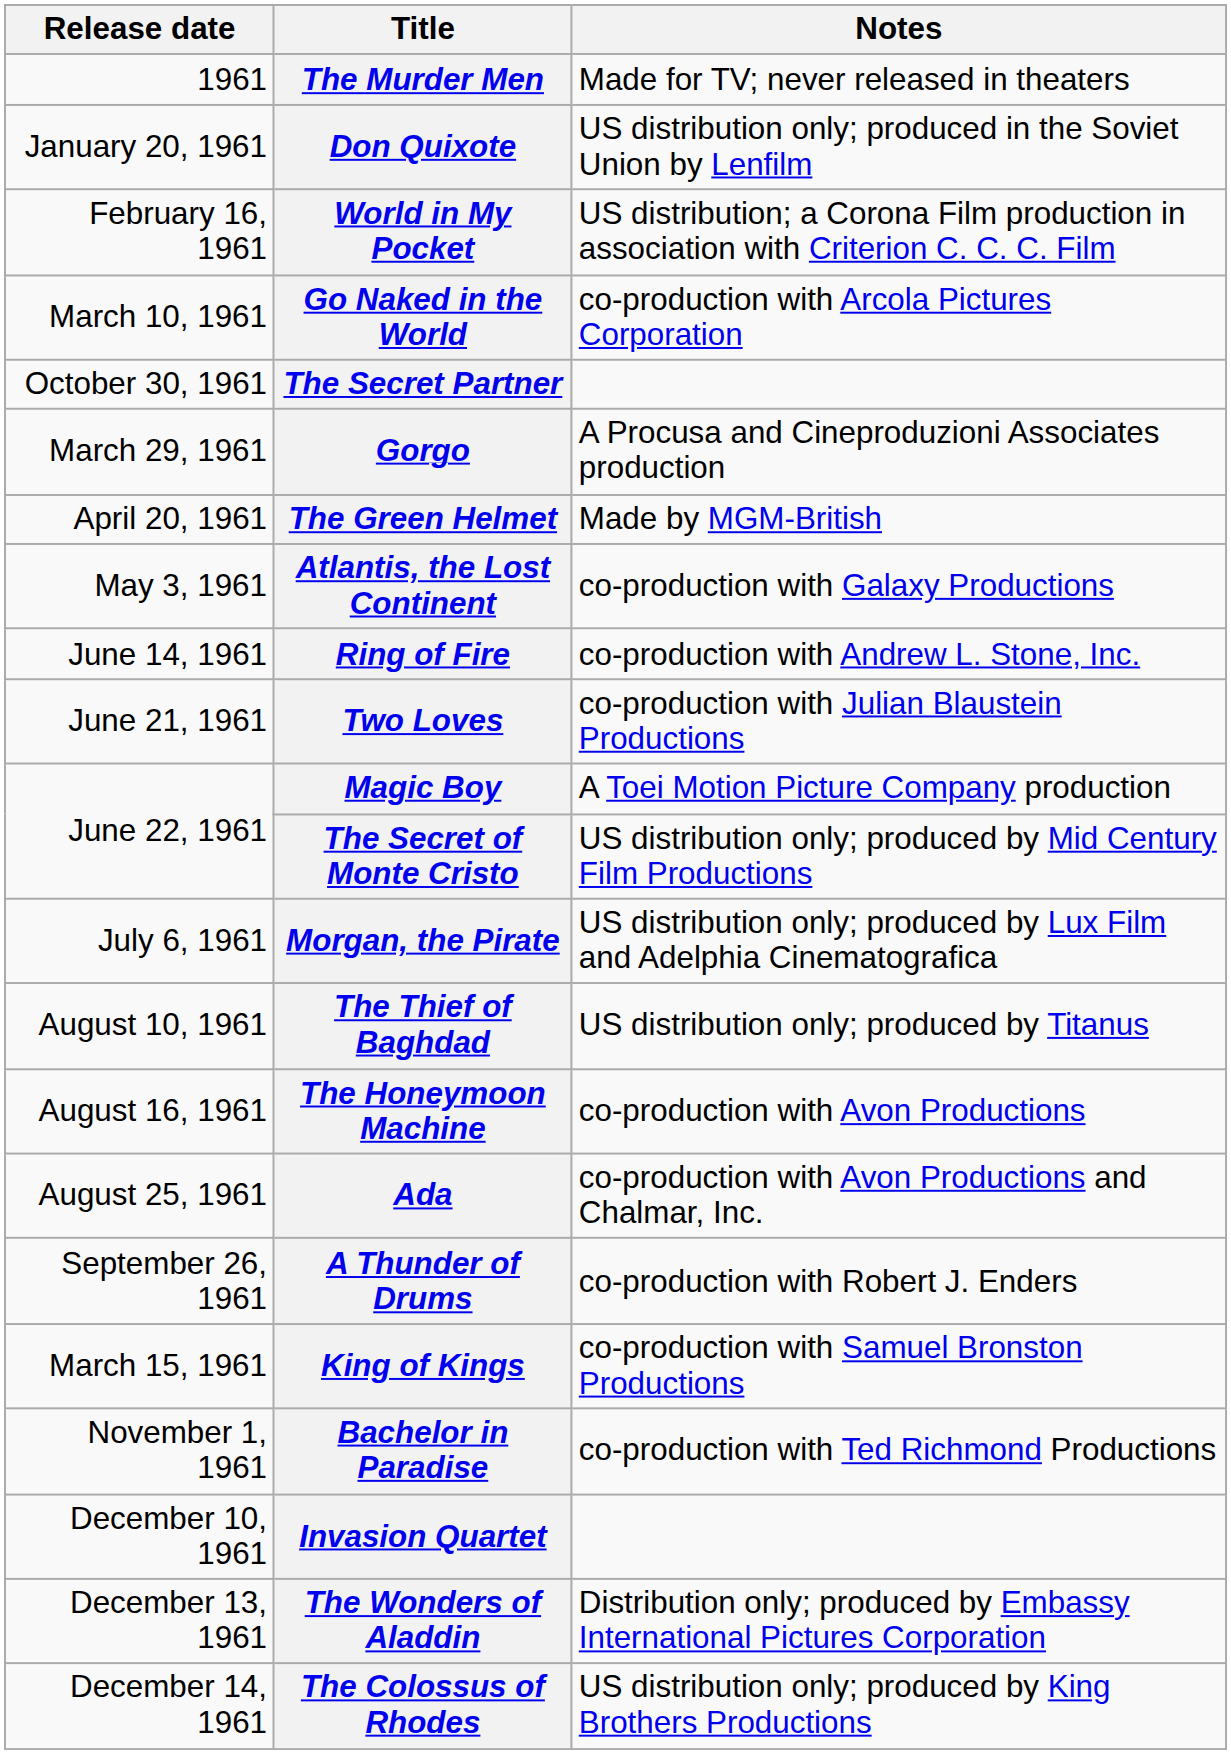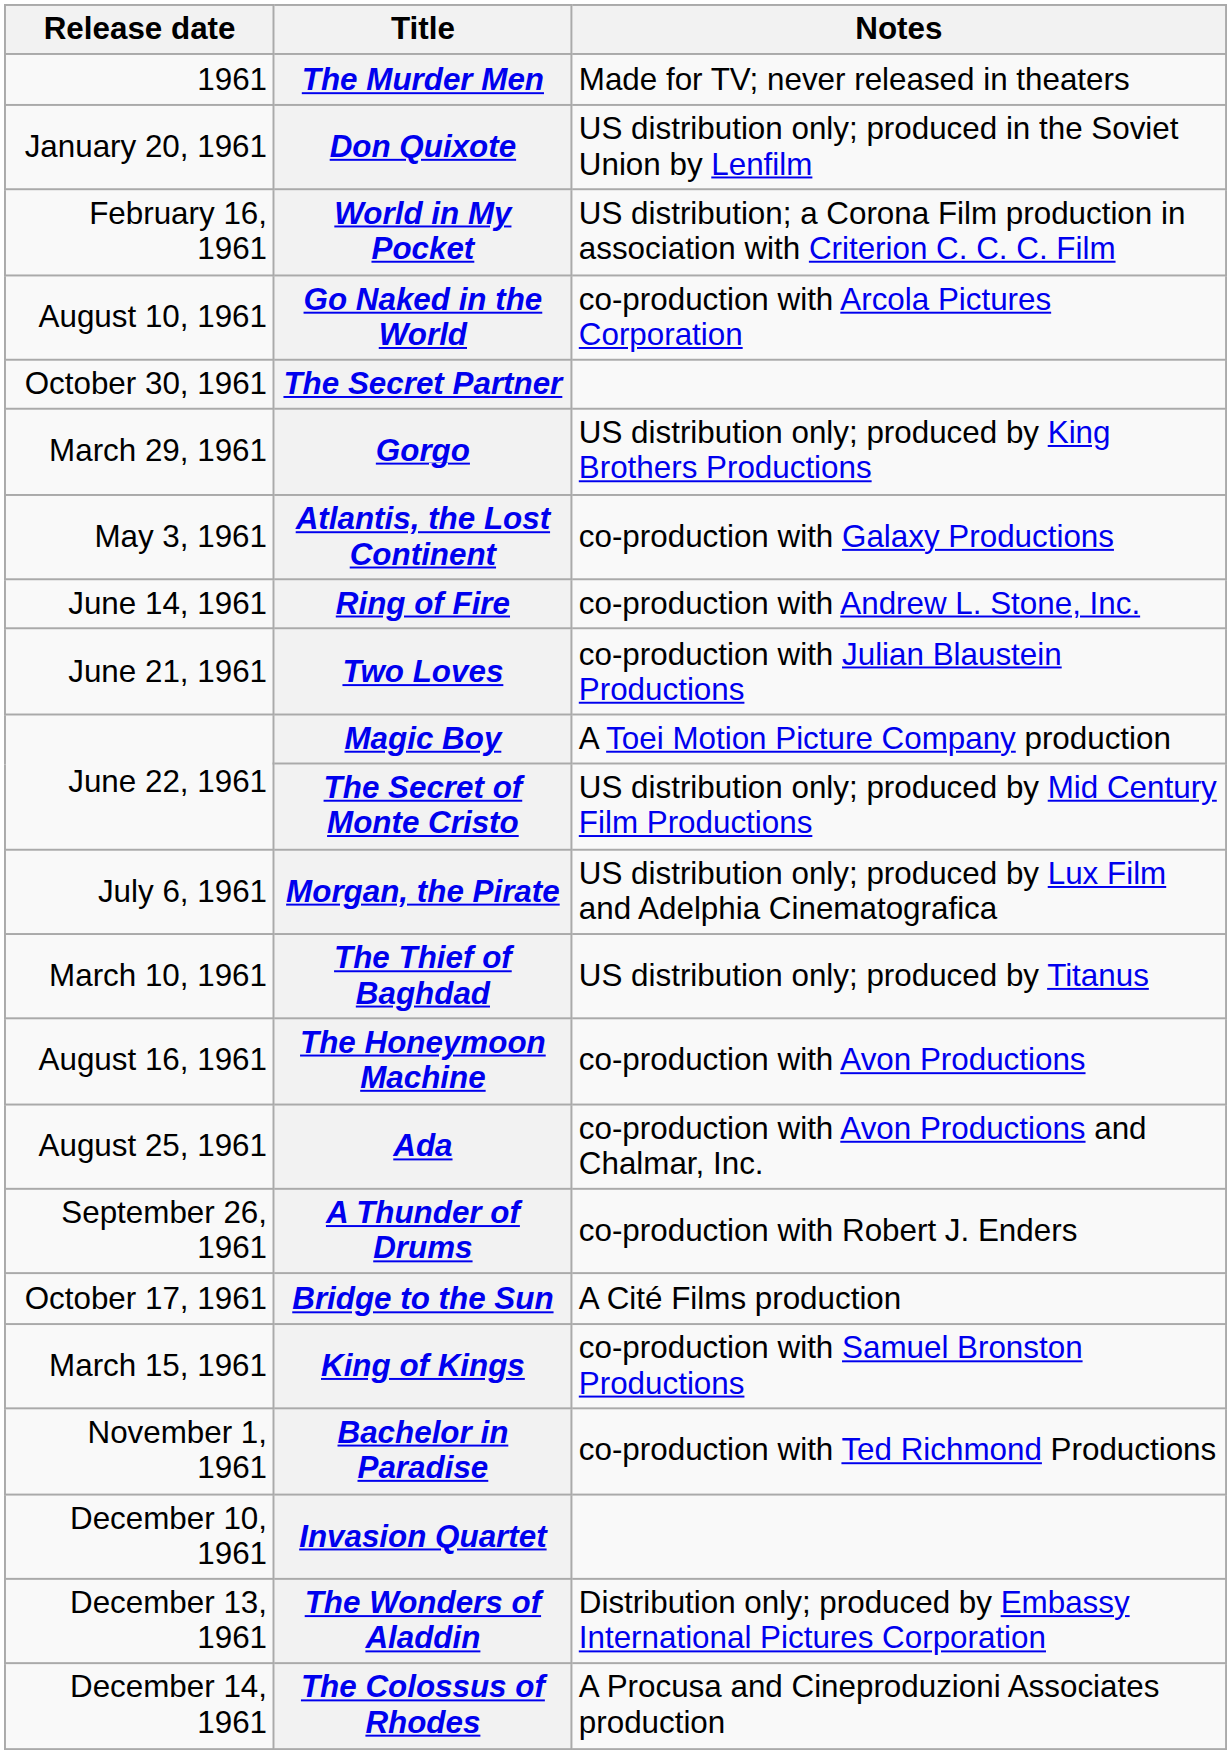(158, 316) March 10, 1961 -> (153, 316) August 10, 1961
(869, 451) A Procusa and Cineproduzioni Associates production -> (845, 451) US distribution only; produced by King Brothers Productions
- row: (423, 518)
(153, 1025) August 10, 1961 -> (158, 975) March 10, 1961
+ row: (423, 1298)
(845, 1705) US distribution only; produced by King Brothers Productions -> (869, 1705) A Procusa and Cineproduzioni Associates production
